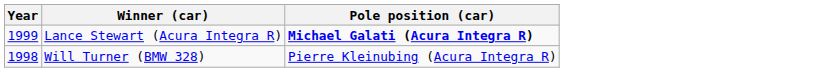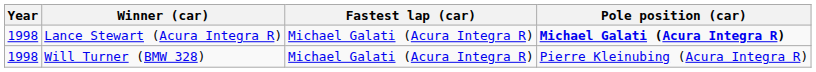+ column: (411, 15)
(23, 36) 1999 -> (23, 36) 1998
